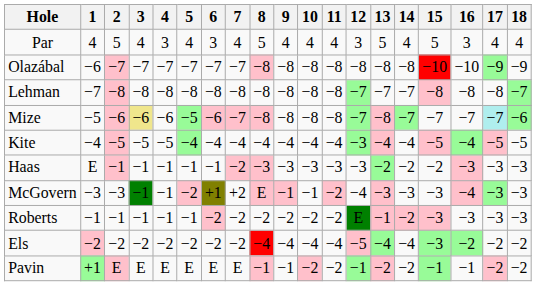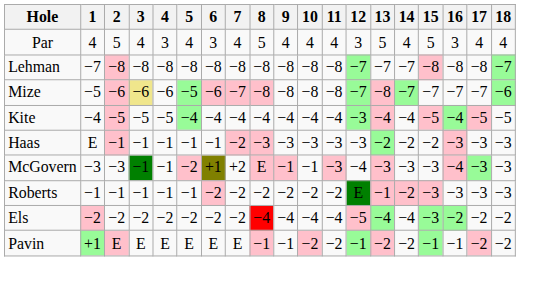- row: (36, 67)
(495, 117) paleturquoise background -> (479, 92) no background
(334, 192) −2 -> (334, 167) −3
